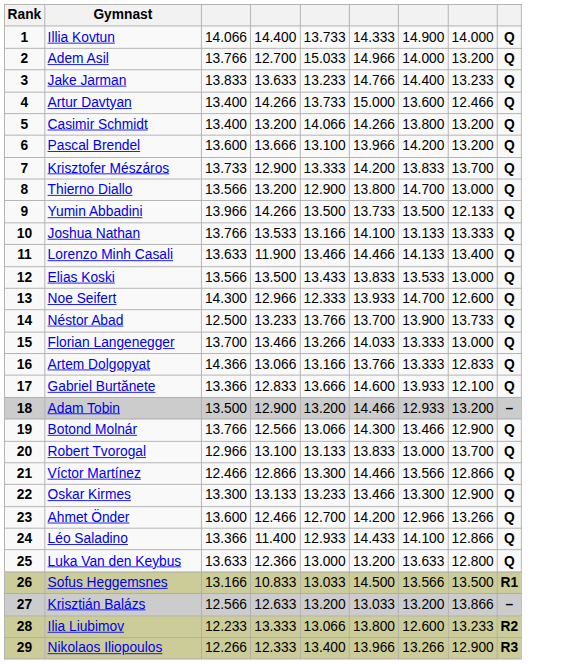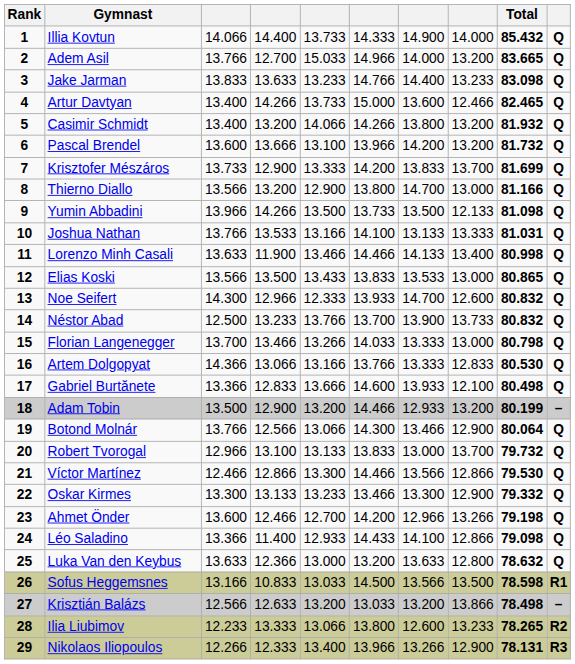+ column: (522, 15)
